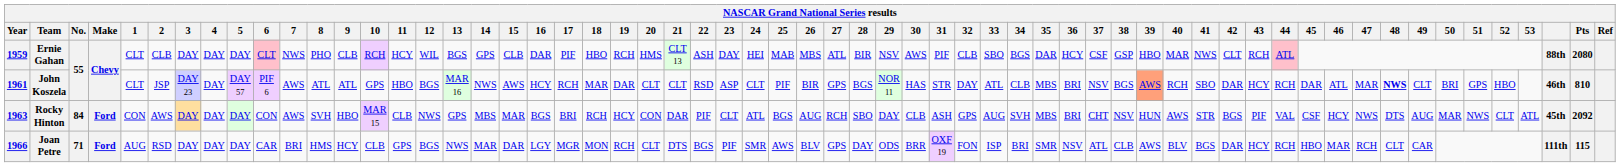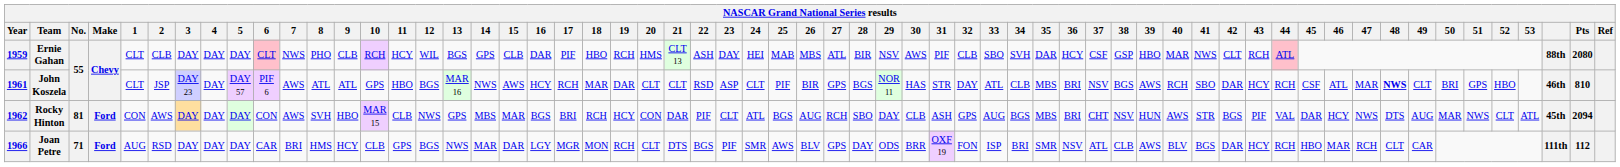(1020, 55) BGS -> (1020, 55) SVH
(1150, 85) lightsalmon background -> (1150, 85) no background
(1311, 85) DAR -> (1311, 85) CSF
(17, 115) 1963 -> (17, 115) 1962
(79, 115) 84 -> (79, 115) 81
(1020, 115) SVH -> (1020, 115) BGS
(1311, 115) CSF -> (1311, 115) DAR
(1583, 115) 2092 -> (1583, 115) 2094
(1583, 146) 115 -> (1583, 146) 112
